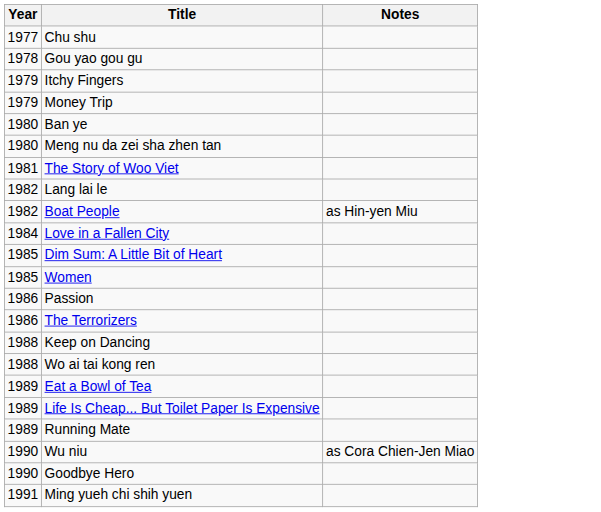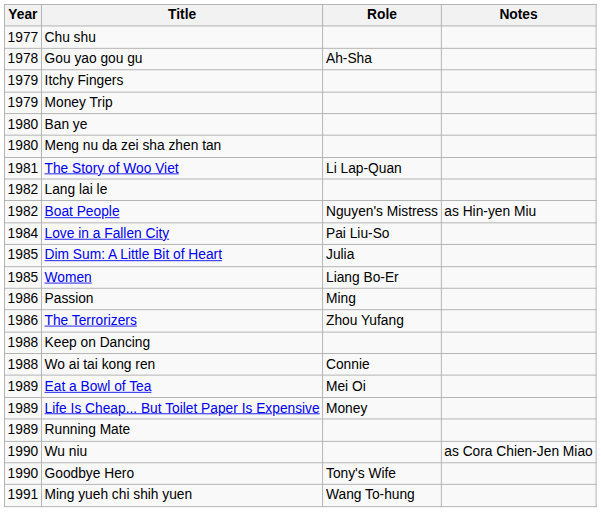+ column: (382, 15)
